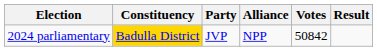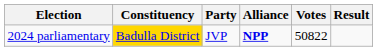(255, 35) normal -> (255, 35) bold
(311, 35) 50842 -> (311, 35) 50822
